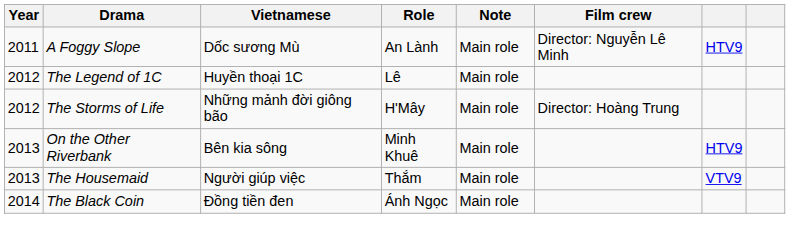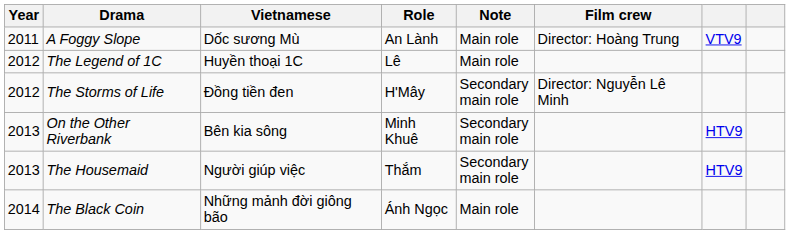(602, 46) Director: Nguyễn Lê Minh -> (608, 38) Director: Hoàng Trung
(724, 46) HTV9 -> (724, 38) VTV9
(278, 108) Những mảnh đời giông bão -> (249, 92) Đồng tiền đen
(489, 108) Main role -> (494, 92) Secondary main role
(608, 108) Director: Hoàng Trung -> (602, 92) Director: Nguyễn Lê Minh
(489, 147) Main role -> (494, 131) Secondary main role
(489, 178) Main role -> (494, 170) Secondary main role
(724, 178) VTV9 -> (724, 170) HTV9
(249, 201) Đồng tiền đen -> (278, 209) Những mảnh đời giông bão
